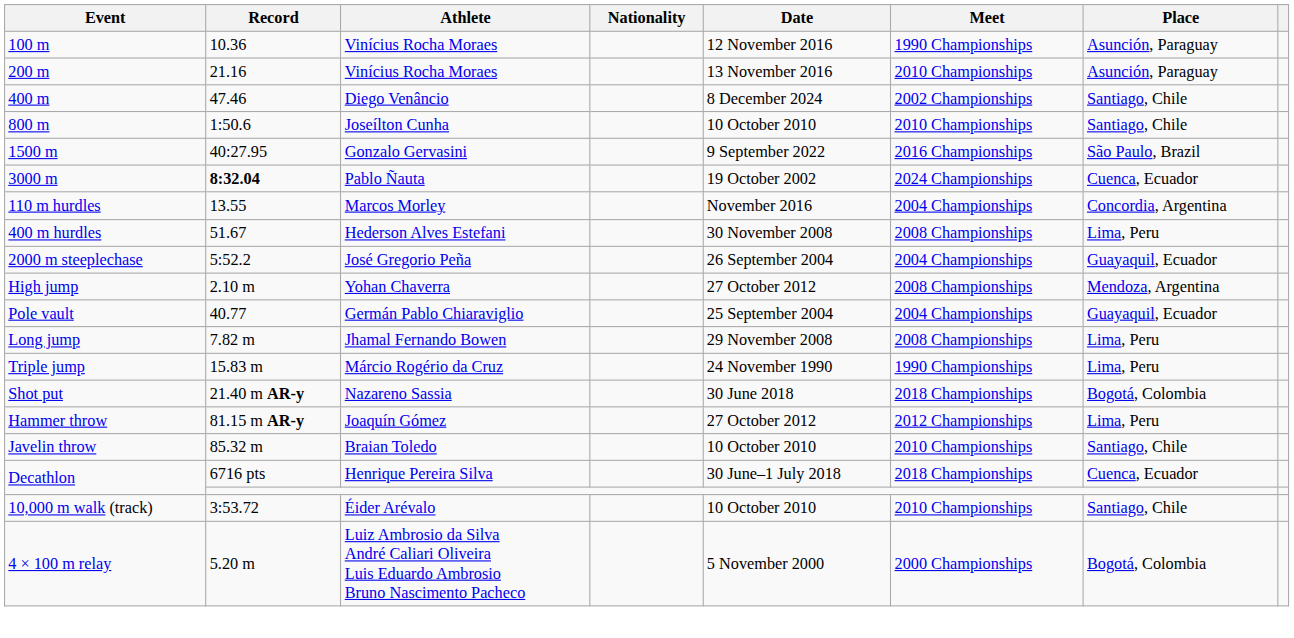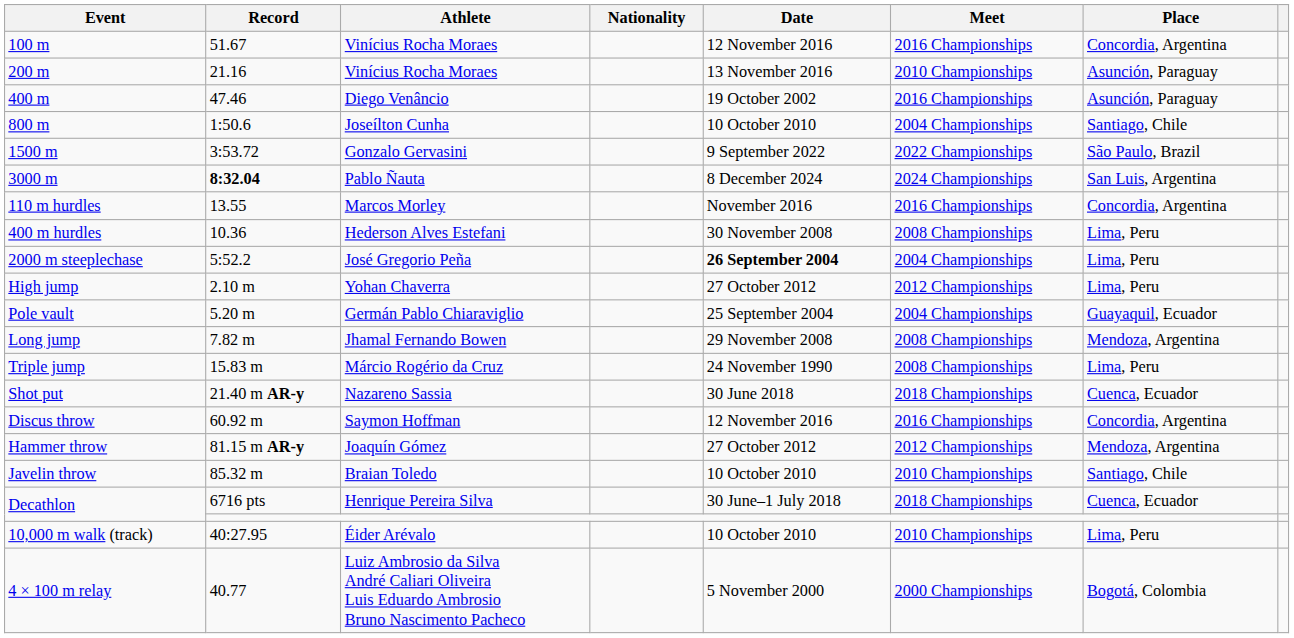(228, 44) 10.36 -> (228, 44) 51.67
(963, 44) 1990 Championships -> (963, 44) 2016 Championships
(1152, 44) Asunción, Paraguay -> (1157, 44) Concordia, Argentina
(765, 98) 8 December 2024 -> (761, 98) 19 October 2002
(963, 98) 2002 Championships -> (963, 98) 2016 Championships
(1137, 98) Santiago, Chile -> (1152, 98) Asunción, Paraguay
(963, 125) 2010 Championships -> (963, 125) 2004 Championships
(238, 152) 40:27.95 -> (234, 152) 3:53.72
(963, 152) 2016 Championships -> (963, 152) 2022 Championships
(761, 178) 19 October 2002 -> (765, 178) 8 December 2024
(1143, 178) Cuenca, Ecuador -> (1152, 178) San Luis, Argentina
(963, 205) 2004 Championships -> (963, 205) 2016 Championships
(228, 232) 51.67 -> (228, 232) 10.36
(770, 259) normal -> (773, 259) bold
(1152, 259) Guayaquil, Ecuador -> (1123, 259) Lima, Peru
(963, 286) 2008 Championships -> (963, 286) 2012 Championships
(1153, 286) Mendoza, Argentina -> (1123, 286) Lima, Peru
(228, 313) 40.77 -> (232, 313) 5.20 m
(1123, 339) Lima, Peru -> (1153, 339) Mendoza, Argentina
(963, 366) 1990 Championships -> (963, 366) 2008 Championships
(1147, 393) Bogotá, Colombia -> (1143, 393) Cuenca, Ecuador
+ row: (51, 420)
(1123, 420) Lima, Peru -> (1153, 447) Mendoza, Argentina
(234, 508) 3:53.72 -> (238, 535) 40:27.95
(1137, 508) Santiago, Chile -> (1123, 535) Lima, Peru
(232, 564) 5.20 m -> (228, 590) 40.77
